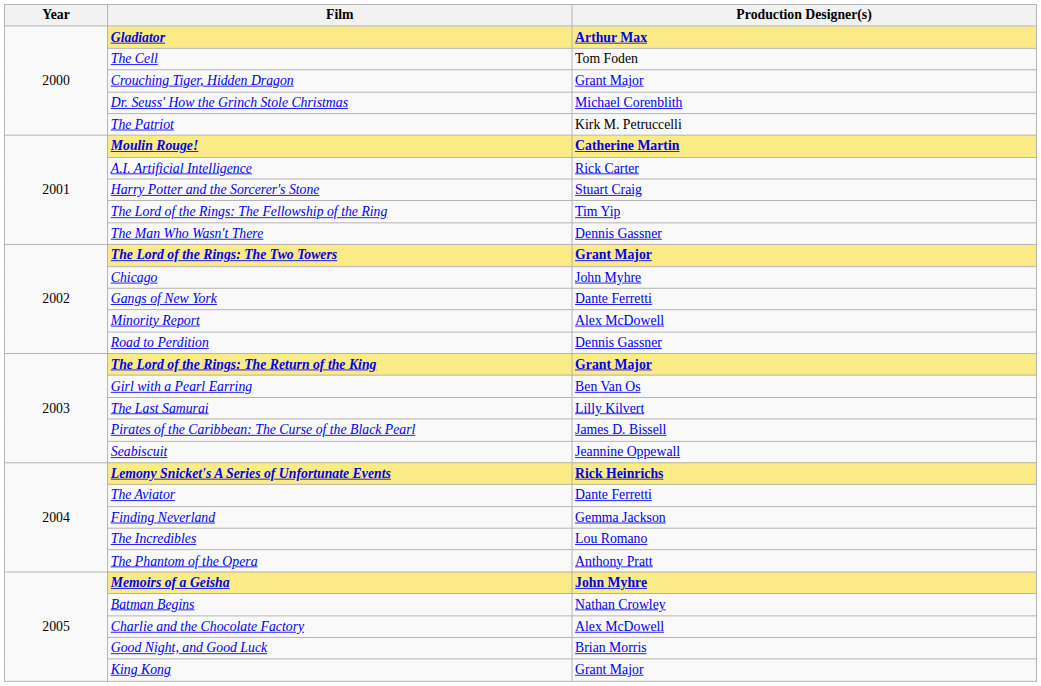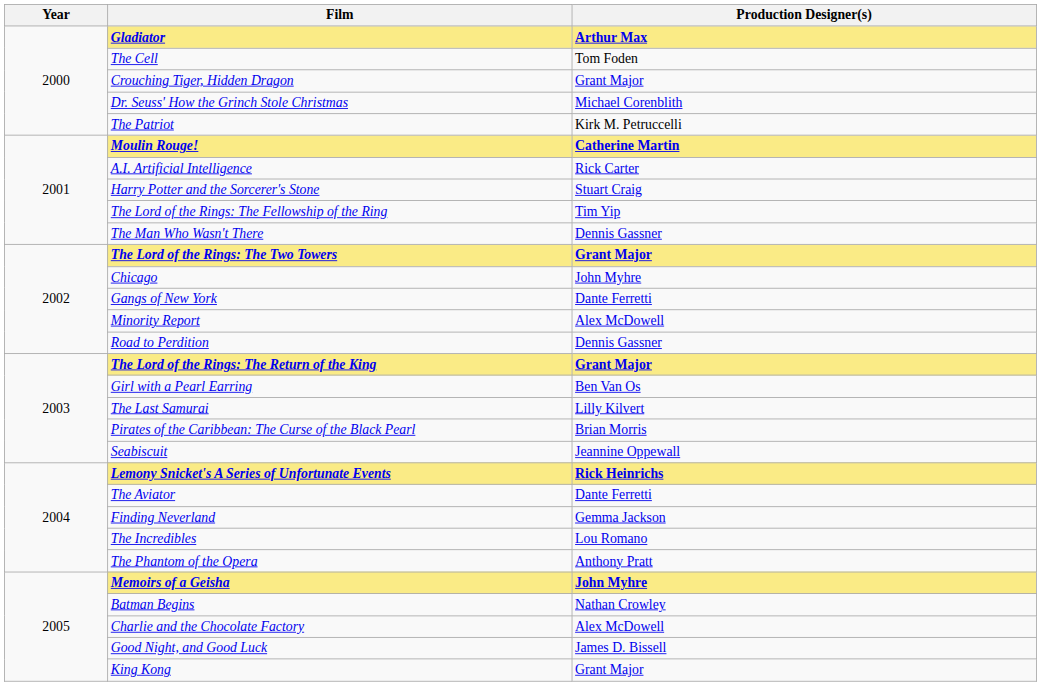(621, 430) James D. Bissell -> (611, 430) Brian Morris
(611, 648) Brian Morris -> (621, 648) James D. Bissell
